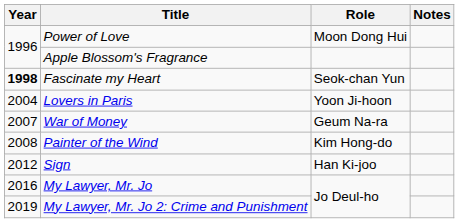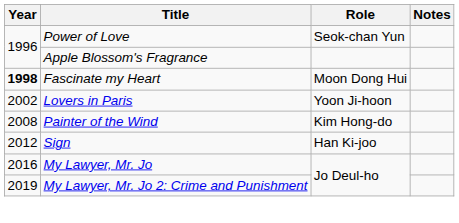(360, 36) Moon Dong Hui -> (359, 36) Seok-chan Yun
(359, 79) Seok-chan Yun -> (360, 79) Moon Dong Hui
(22, 100) 2004 -> (22, 100) 2002
- row: (85, 121)
